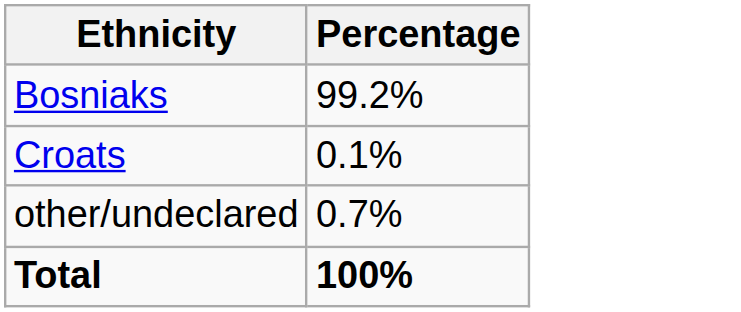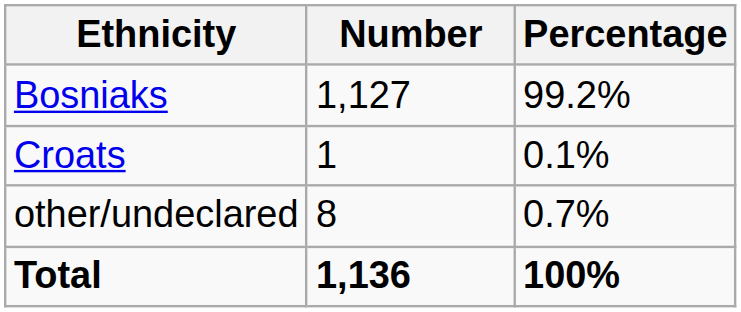+ column: (411, 34)
